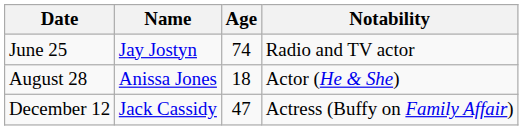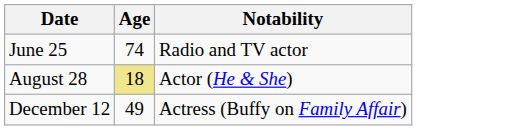- column: (168, 19)
(241, 79) no background -> (135, 79) khaki background
(241, 109) 47 -> (135, 109) 49
